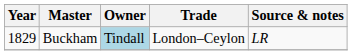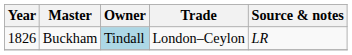(22, 38) 1829 -> (22, 38) 1826
